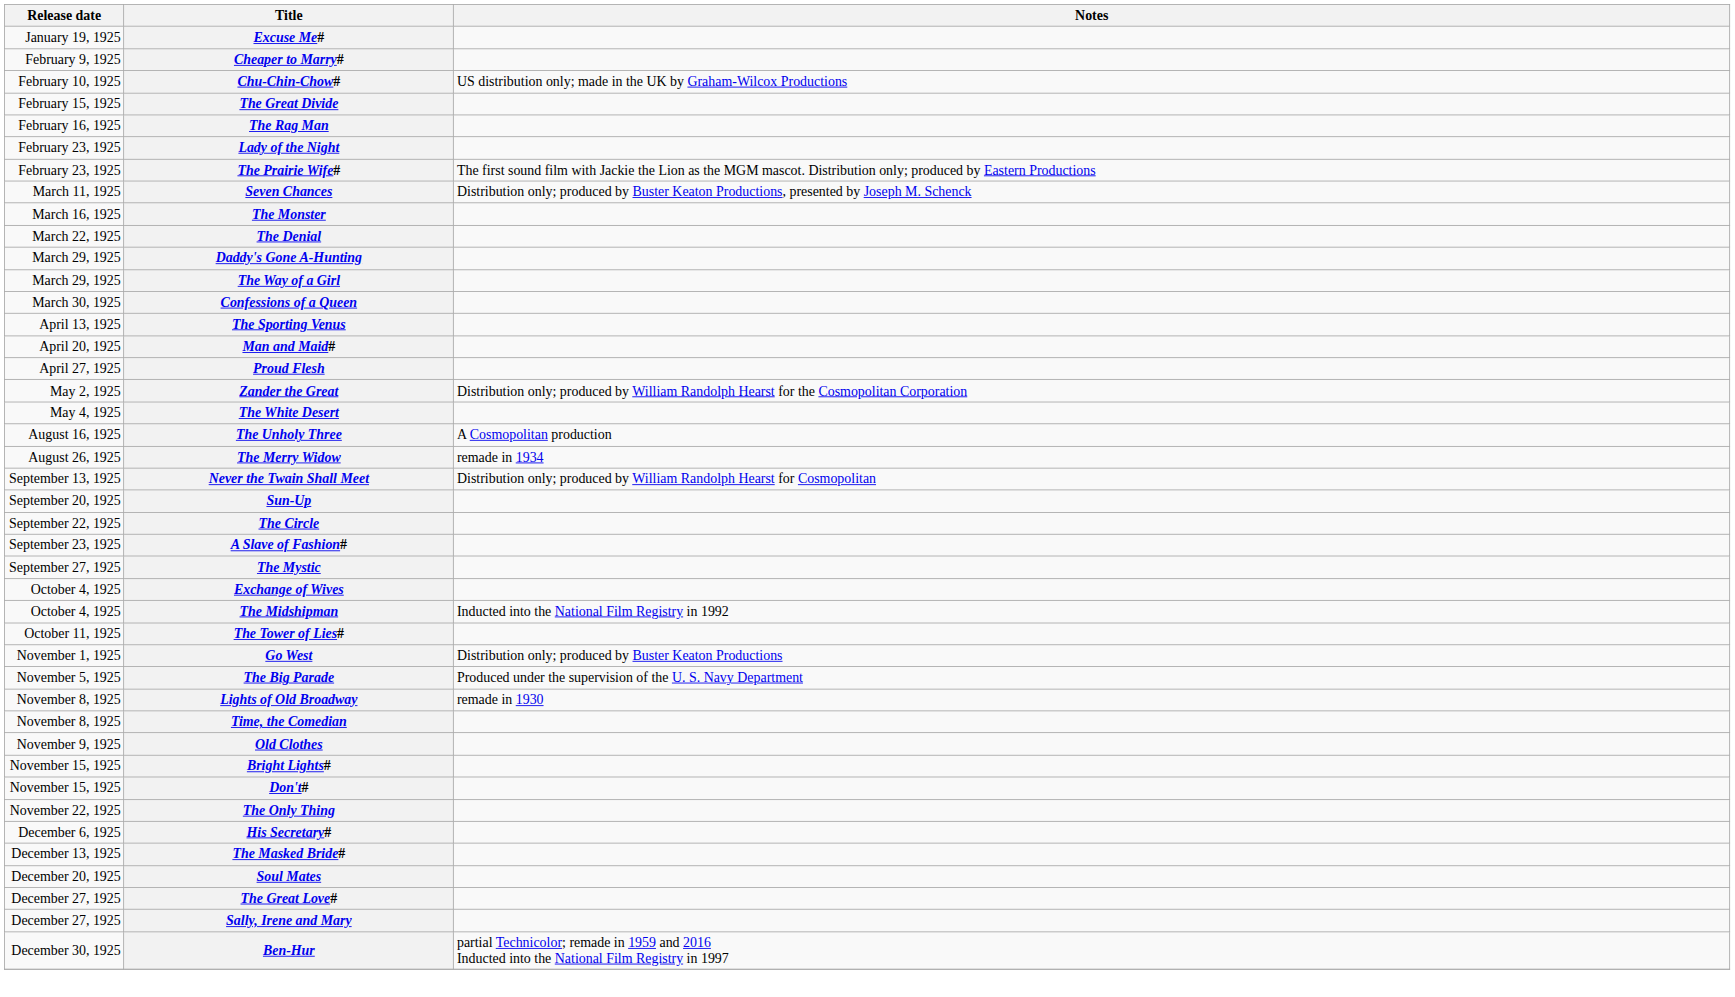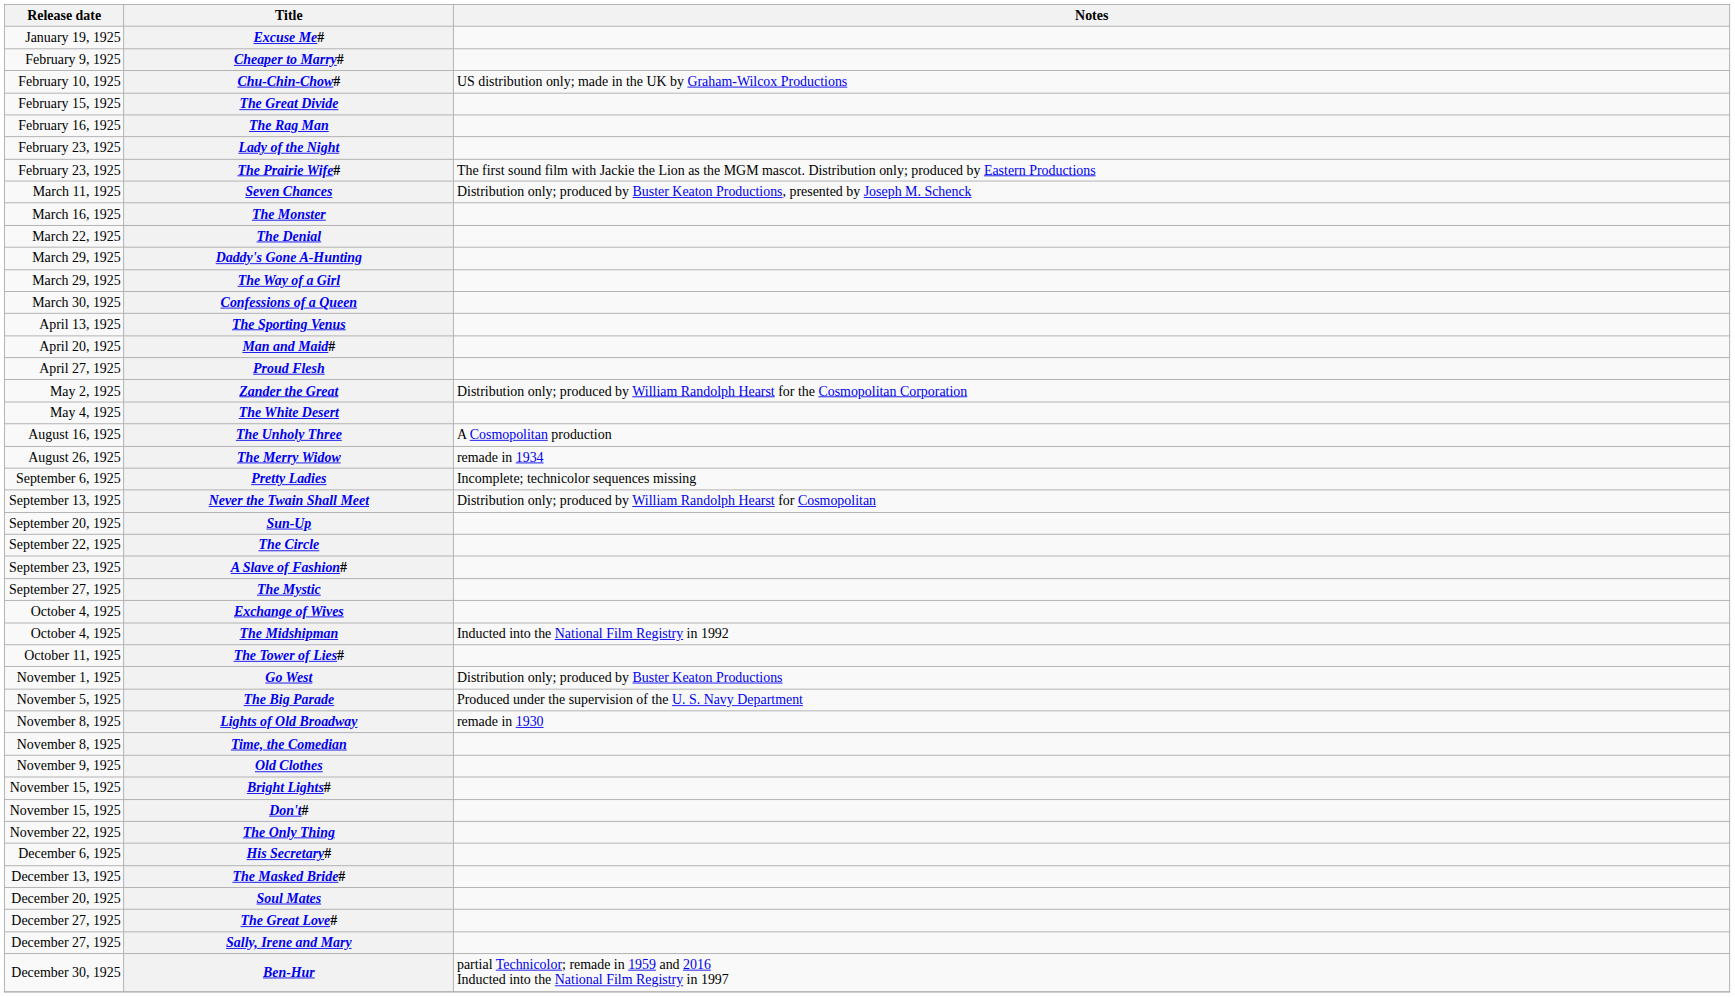+ row: (289, 479)
